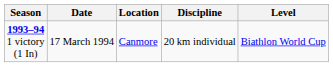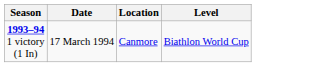- column: (200, 12)
